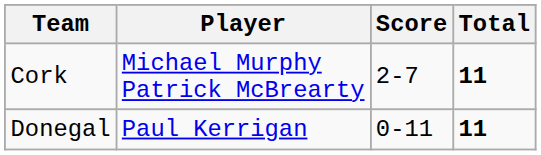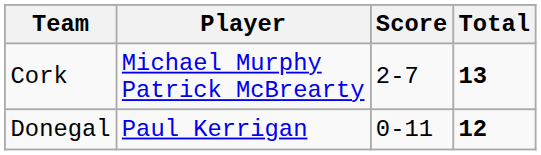(473, 77) 11 -> (473, 77) 13
(473, 129) 11 -> (473, 129) 12
